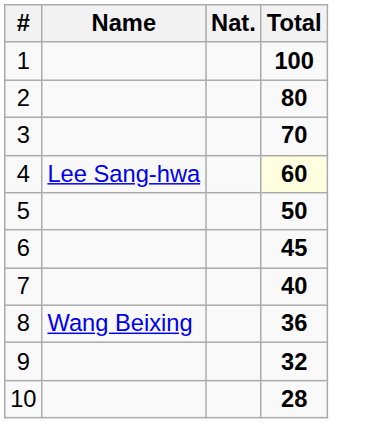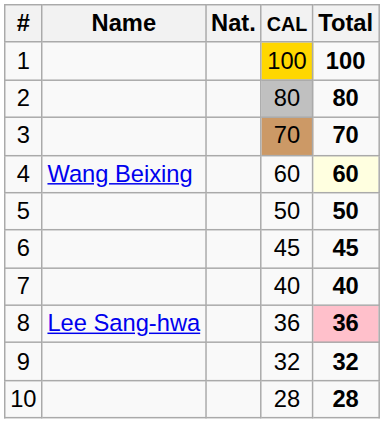+ column: (287, 24)
(124, 173) Lee Sang-hwa -> (120, 173) Wang Beixing
(120, 323) Wang Beixing -> (124, 323) Lee Sang-hwa
(294, 323) no background -> (346, 323) pink background
